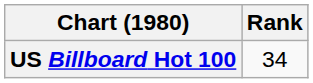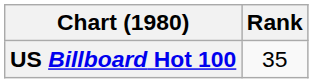(275, 58) 34 -> (275, 58) 35
